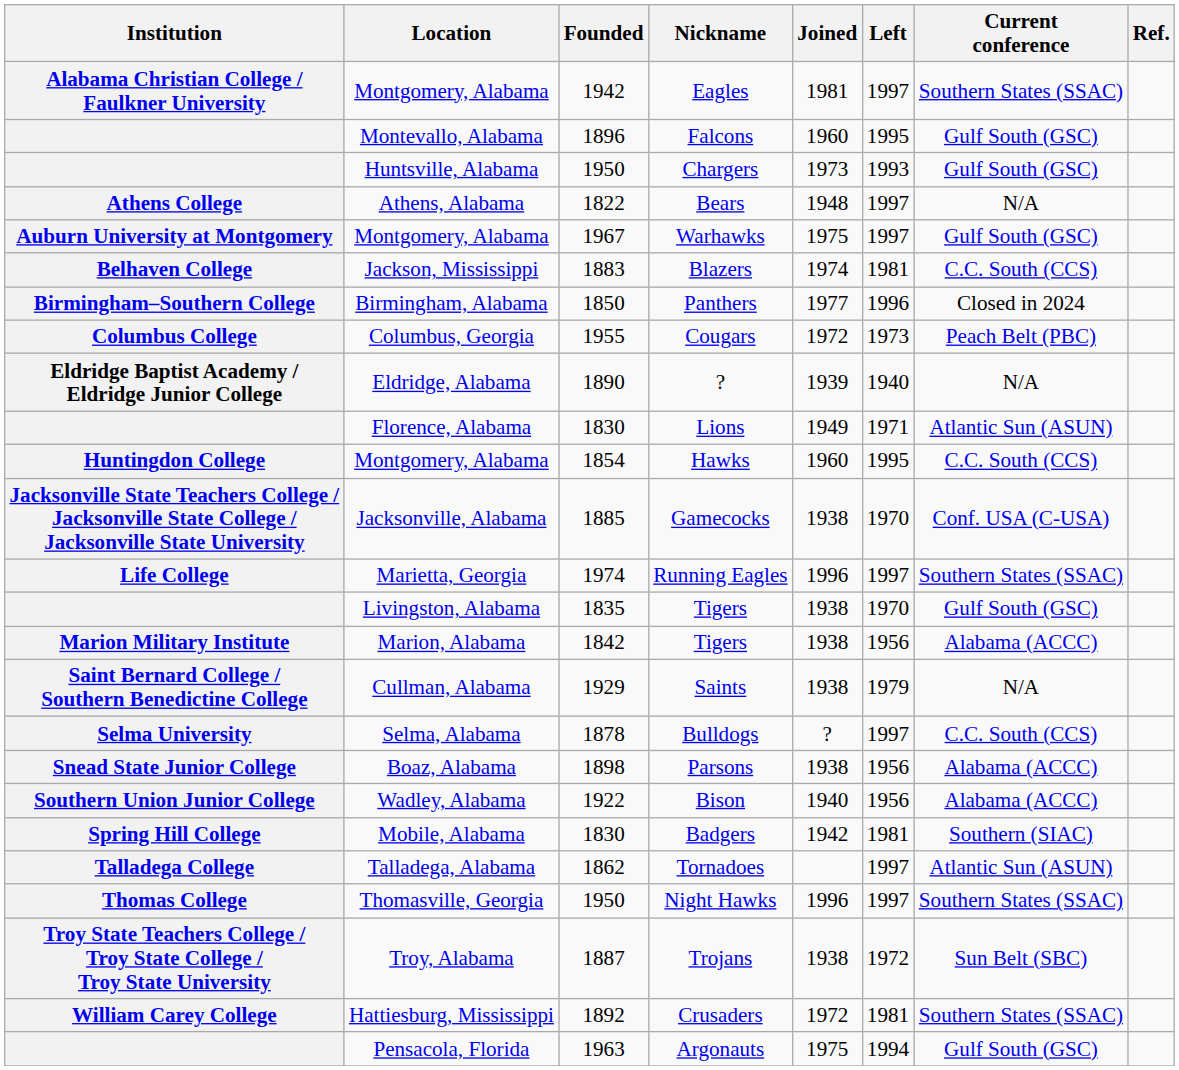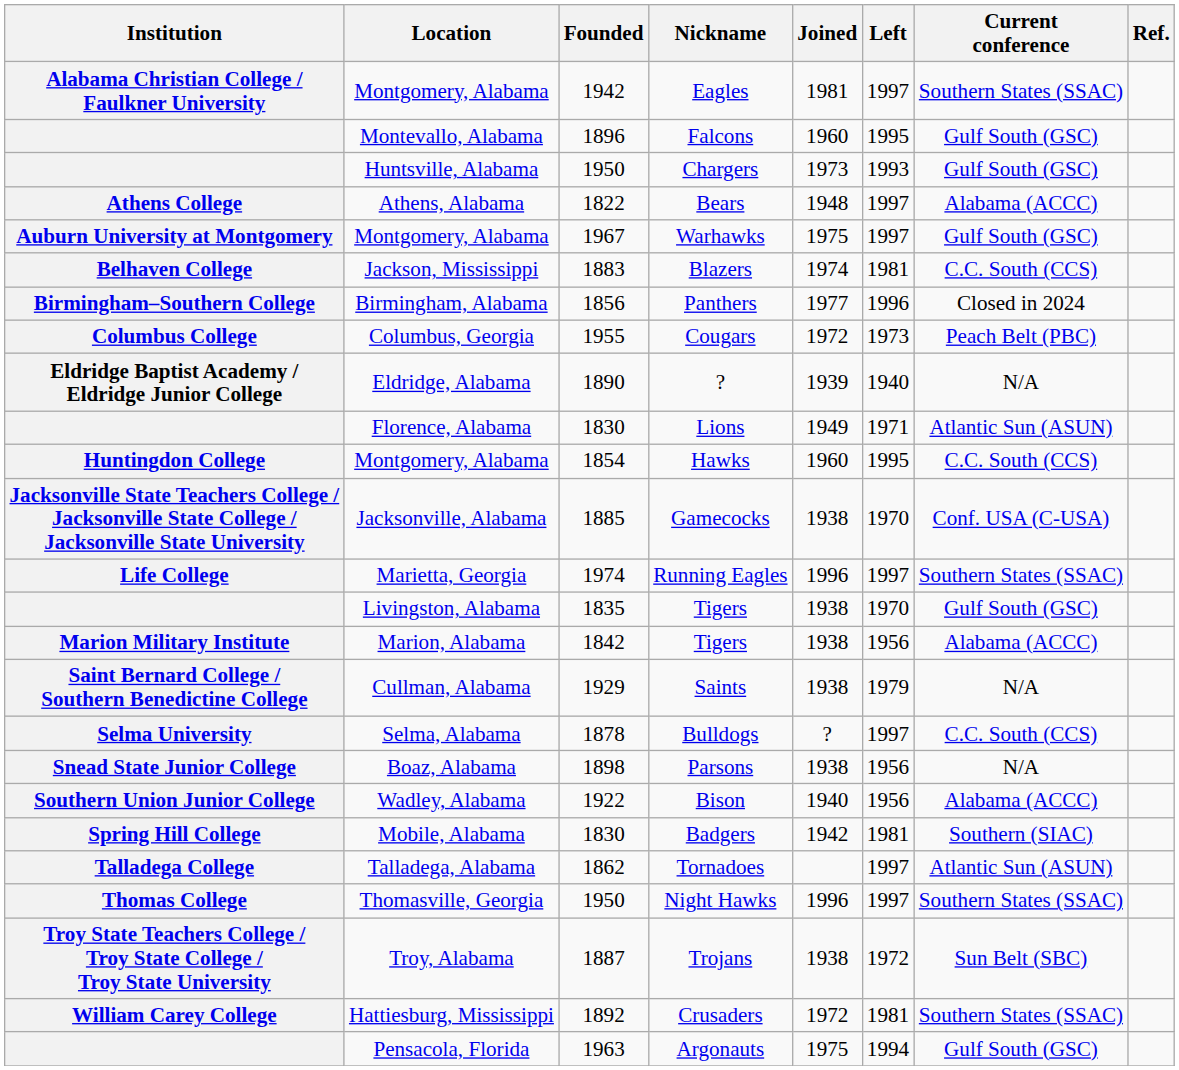(1021, 202) N/A -> (1021, 202) Alabama (ACCC)
(604, 303) 1850 -> (604, 303) 1856
(1021, 766) Alabama (ACCC) -> (1021, 766) N/A
